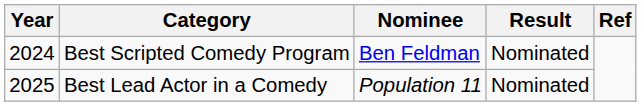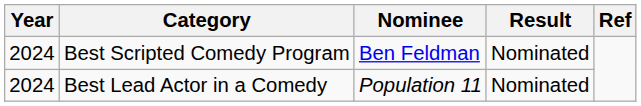(32, 85) 2025 -> (32, 85) 2024
